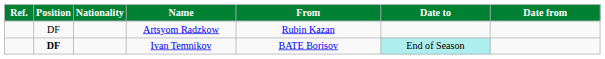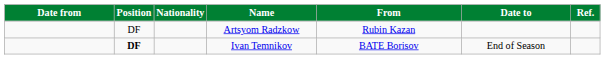columns swapped: (545, 13) <-> (19, 13)
(435, 46) paleturquoise background -> (516, 46) no background
